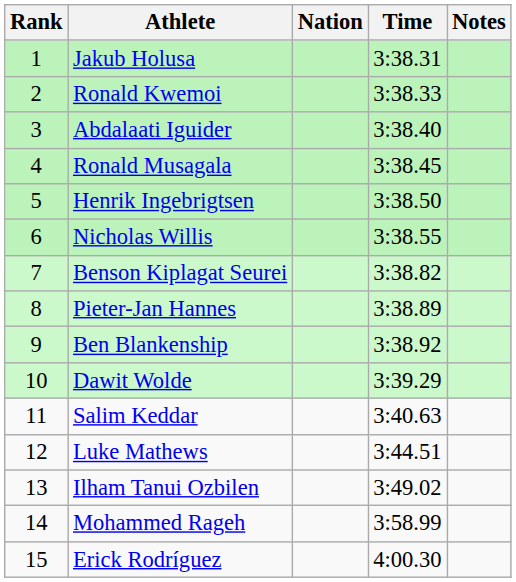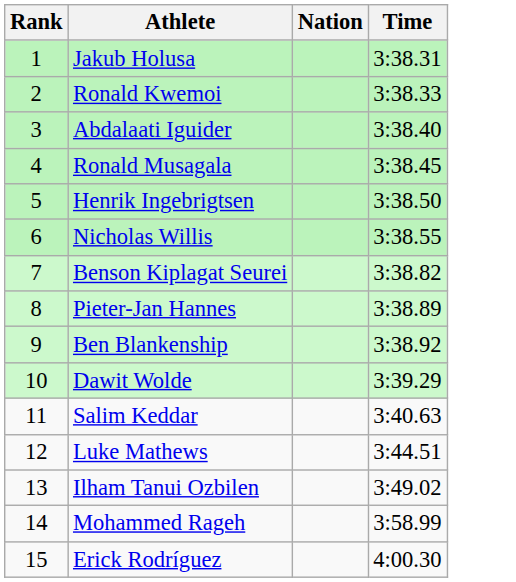- column: (479, 22)
